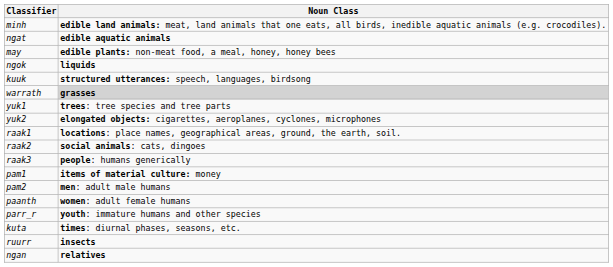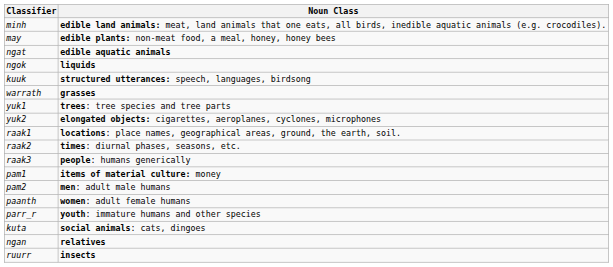rows swapped: (16, 38) <-> (14, 52)
(78, 92) lightgrey background -> (78, 92) no background
(133, 147) social animals: cats, dingoes -> (151, 147) times: diurnal phases, seasons, etc.
(151, 228) times: diurnal phases, seasons, etc. -> (133, 228) social animals: cats, dingoes
rows swapped: (16, 255) <-> (19, 242)
